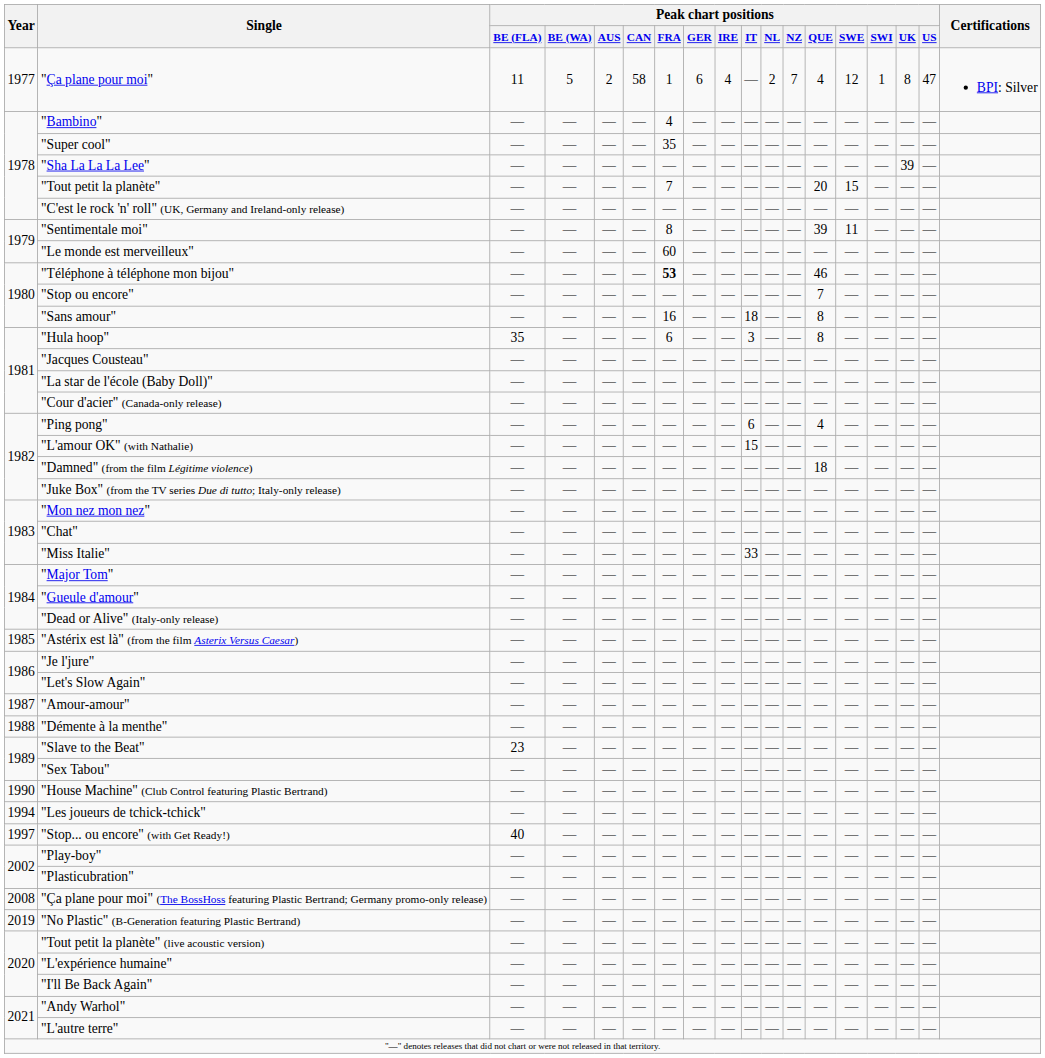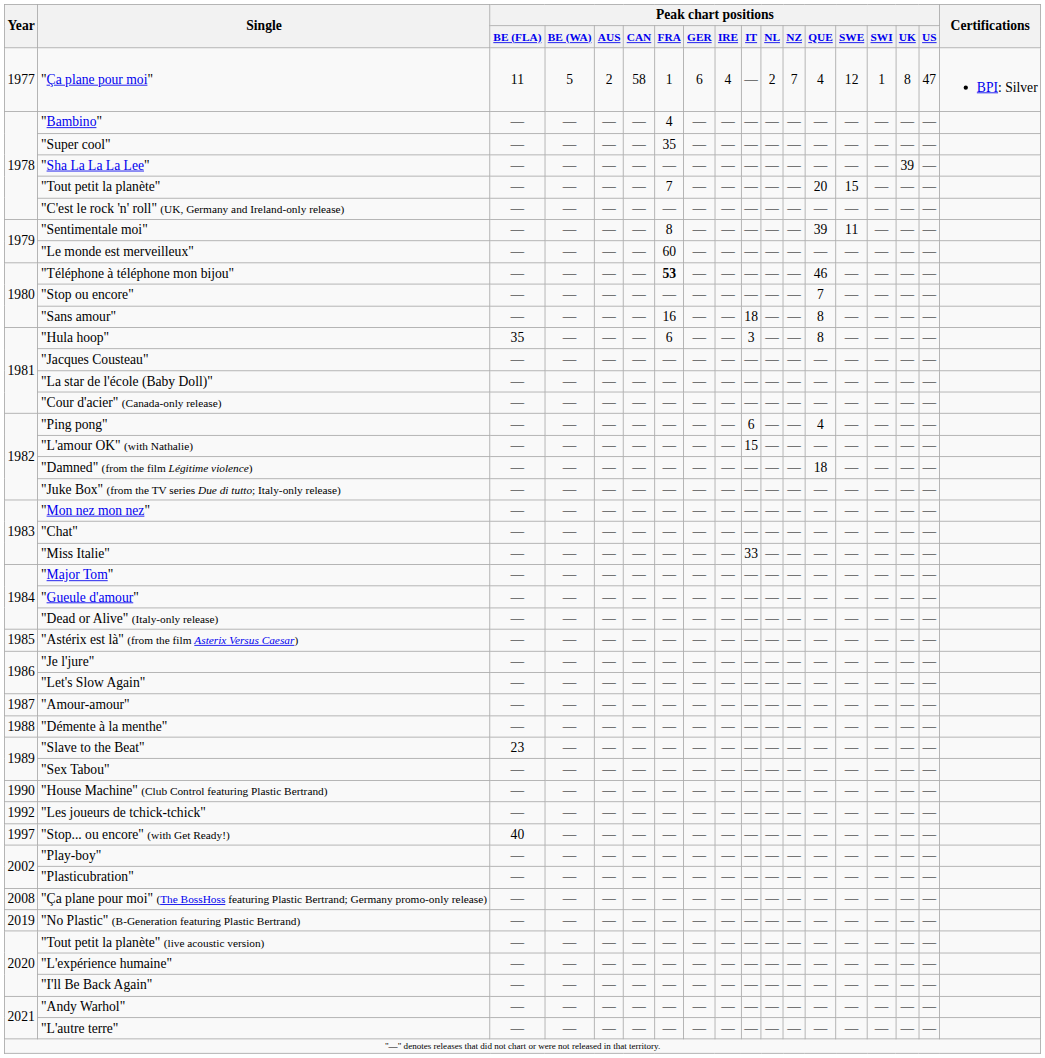(21, 812) 1994 -> (21, 812) 1992
